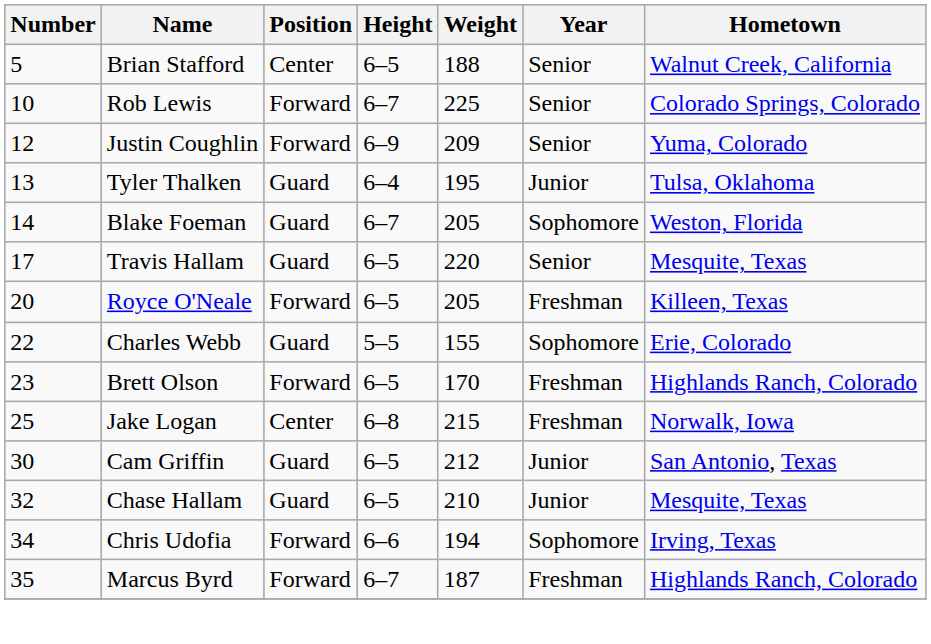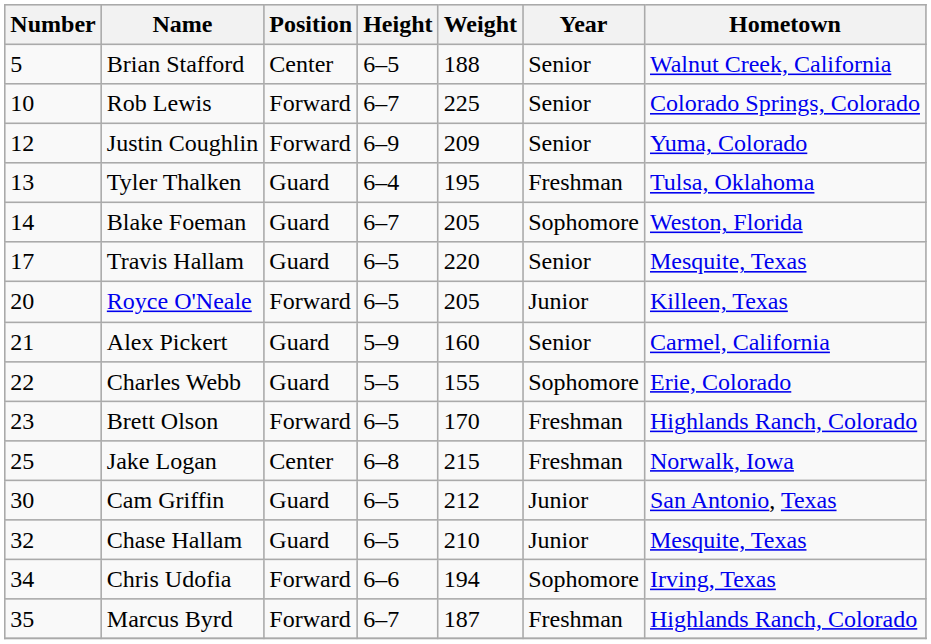(558, 182) Junior -> (576, 182) Freshman
(576, 301) Freshman -> (558, 301) Junior
+ row: (167, 341)
